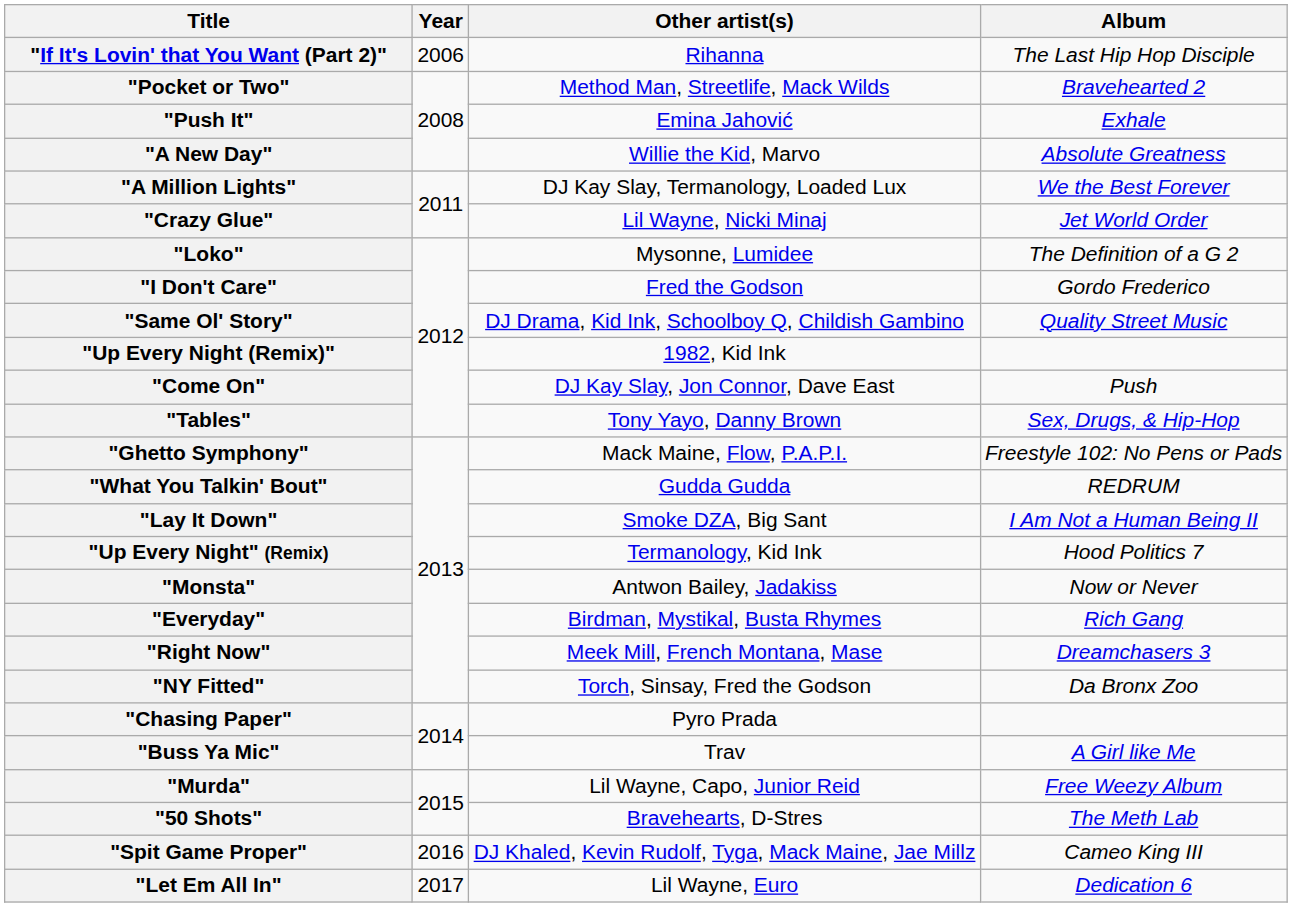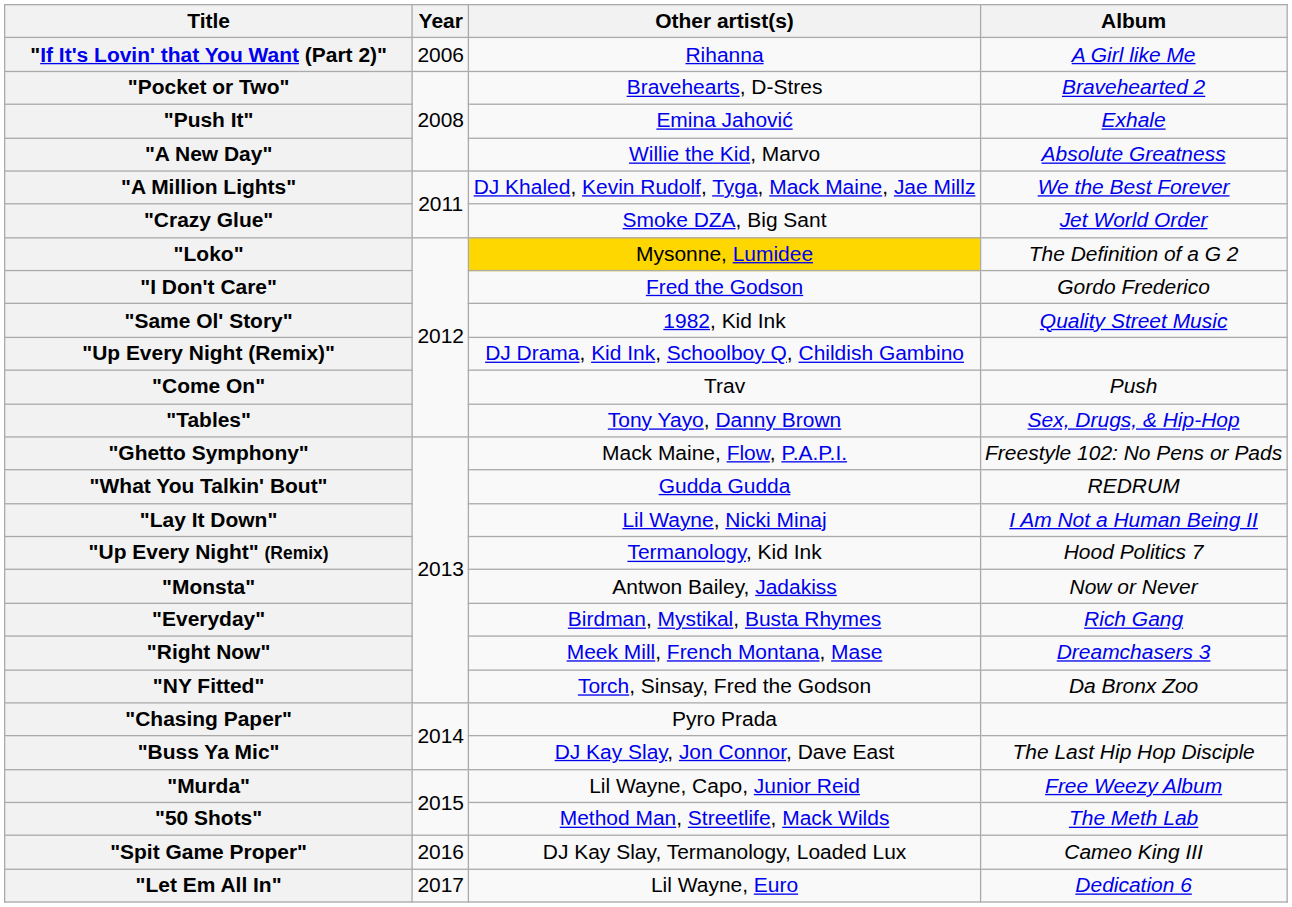(1134, 54) The Last Hip Hop Disciple -> (1134, 54) A Girl like Me
(725, 87) Method Man, Streetlife, Mack Wilds -> (725, 87) Bravehearts, D-Stres
(725, 187) DJ Kay Slay, Termanology, Loaded Lux -> (725, 187) DJ Khaled, Kevin Rudolf, Tyga, Mack Maine, Jae Millz
(725, 220) Lil Wayne, Nicki Minaj -> (725, 220) Smoke DZA, Big Sant
(725, 253) no background -> (725, 253) gold background
(725, 320) DJ Drama, Kid Ink, Schoolboy Q, Childish Gambino -> (725, 320) 1982, Kid Ink
(725, 353) 1982, Kid Ink -> (725, 353) DJ Drama, Kid Ink, Schoolboy Q, Childish Gambino
(725, 386) DJ Kay Slay, Jon Connor, Dave East -> (725, 386) Trav
(725, 519) Smoke DZA, Big Sant -> (725, 519) Lil Wayne, Nicki Minaj
(725, 752) Trav -> (725, 752) DJ Kay Slay, Jon Connor, Dave East
(1134, 752) A Girl like Me -> (1134, 752) The Last Hip Hop Disciple
(725, 818) Bravehearts, D-Stres -> (725, 818) Method Man, Streetlife, Mack Wilds
(725, 852) DJ Khaled, Kevin Rudolf, Tyga, Mack Maine, Jae Millz -> (725, 852) DJ Kay Slay, Termanology, Loaded Lux
